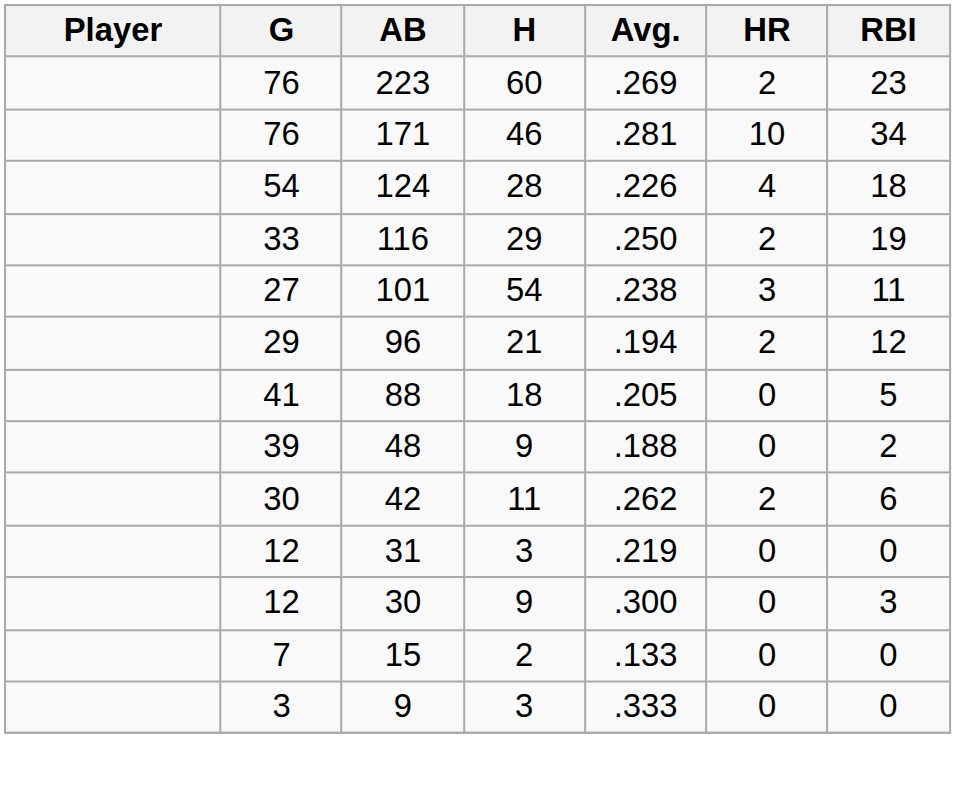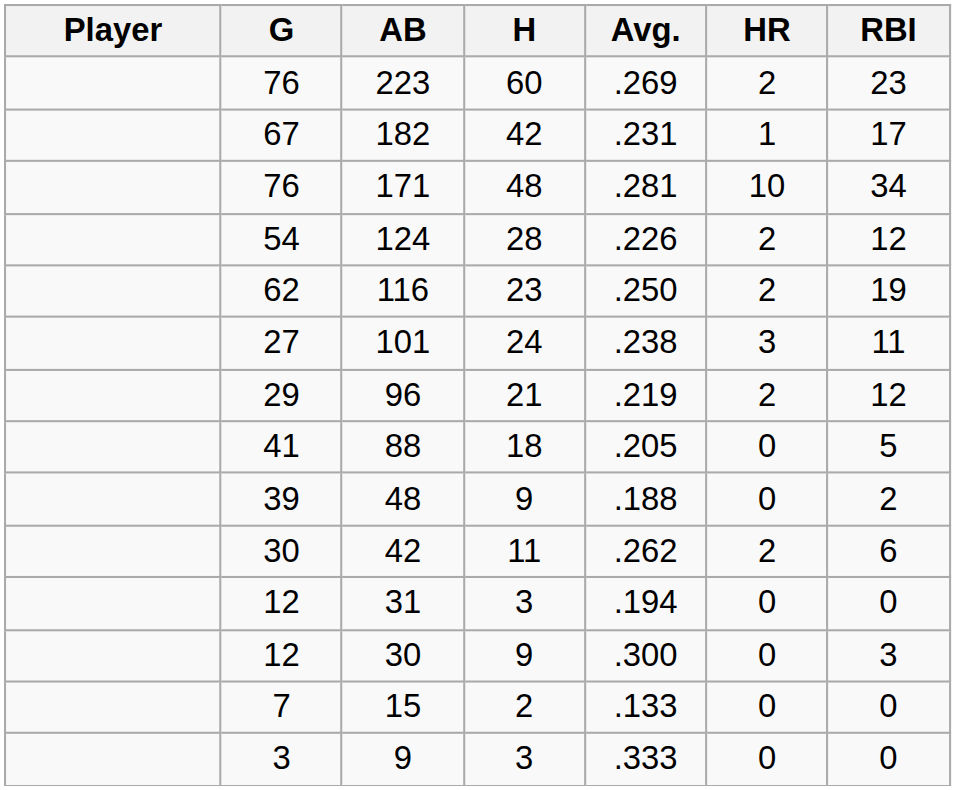+ row: (403, 134)
(524, 134) 46 -> (524, 186) 48
(767, 186) 4 -> (767, 238) 2
(888, 186) 18 -> (888, 238) 12
(282, 238) 33 -> (282, 290) 62
(524, 238) 29 -> (524, 290) 23
(524, 290) 54 -> (524, 342) 24
(646, 342) .194 -> (646, 394) .219
(646, 550) .219 -> (646, 602) .194
